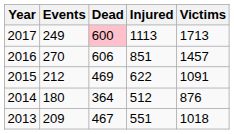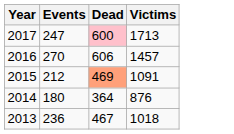- column: (152, 14)
(54, 35) 249 -> (54, 35) 247
(103, 77) no background -> (103, 77) lightsalmon background
(54, 118) 209 -> (54, 118) 236
